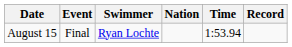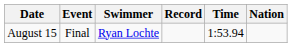columns swapped: (182, 14) <-> (265, 14)
